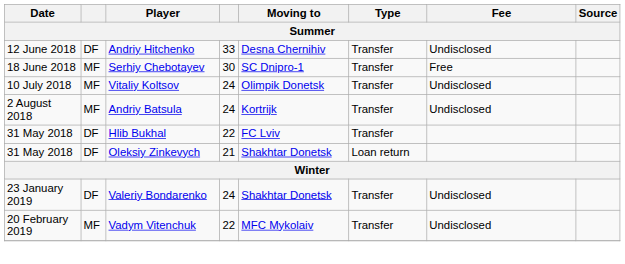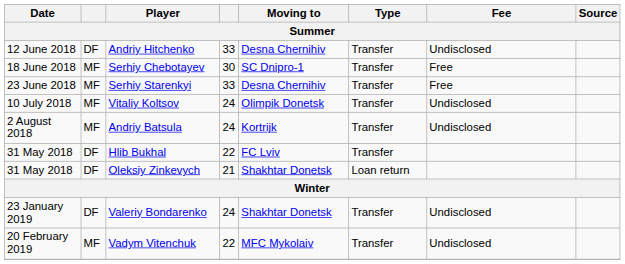+ row: (150, 85)
